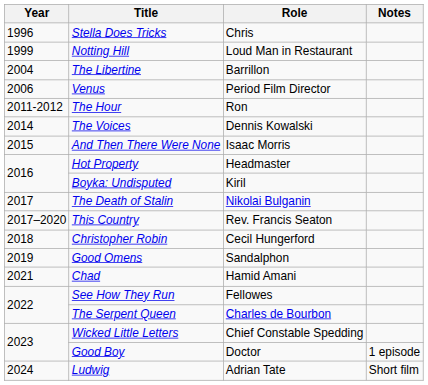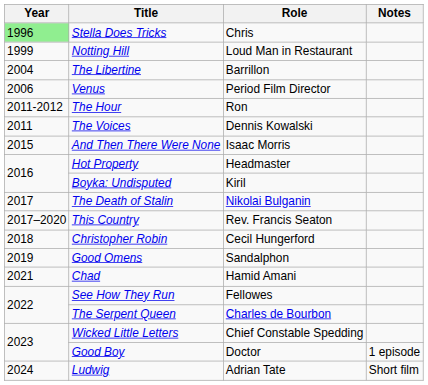(20, 32) no background -> (20, 32) lightgreen background
(20, 126) 2014 -> (20, 126) 2011
